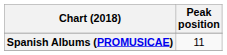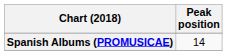(199, 42) 11 -> (199, 42) 14
